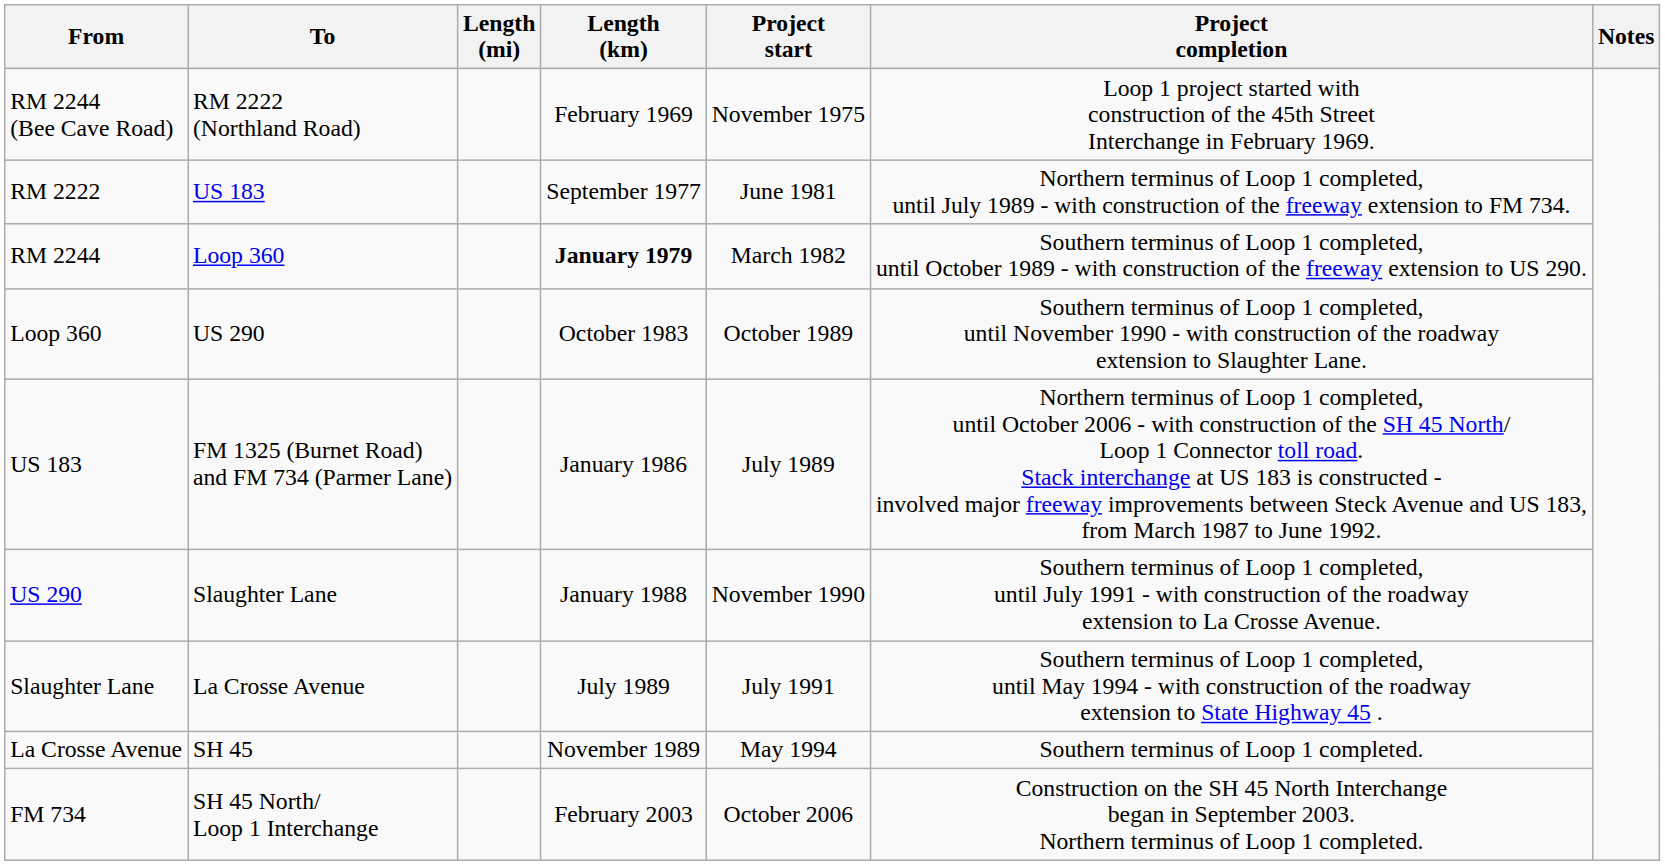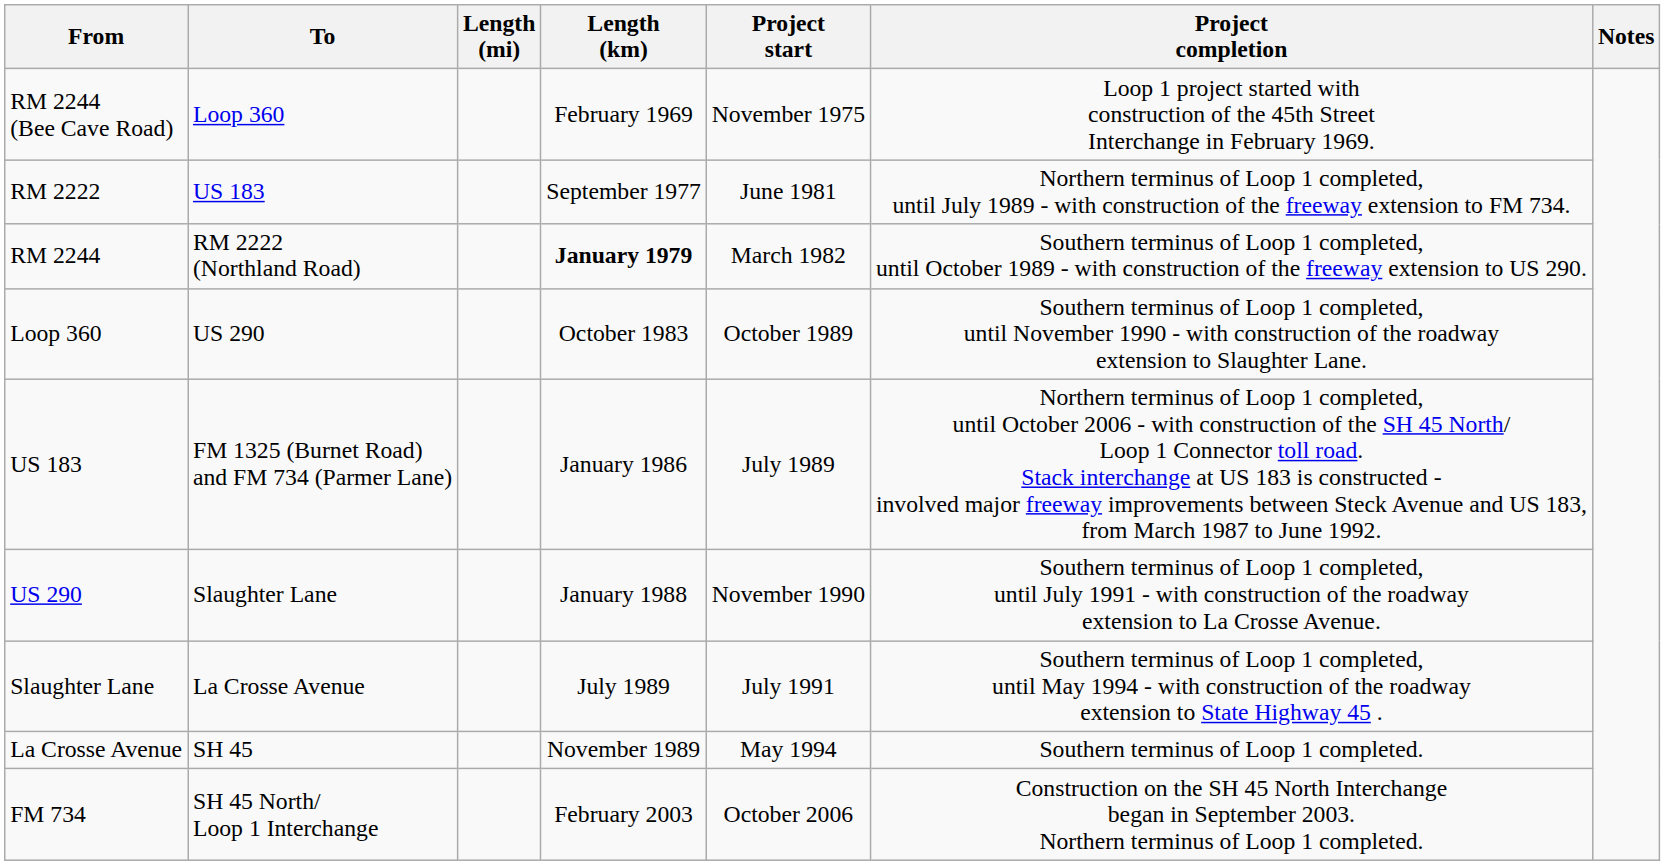(277, 114) RM 2222 (Northland Road) -> (239, 114) Loop 360
(239, 255) Loop 360 -> (277, 255) RM 2222 (Northland Road)
